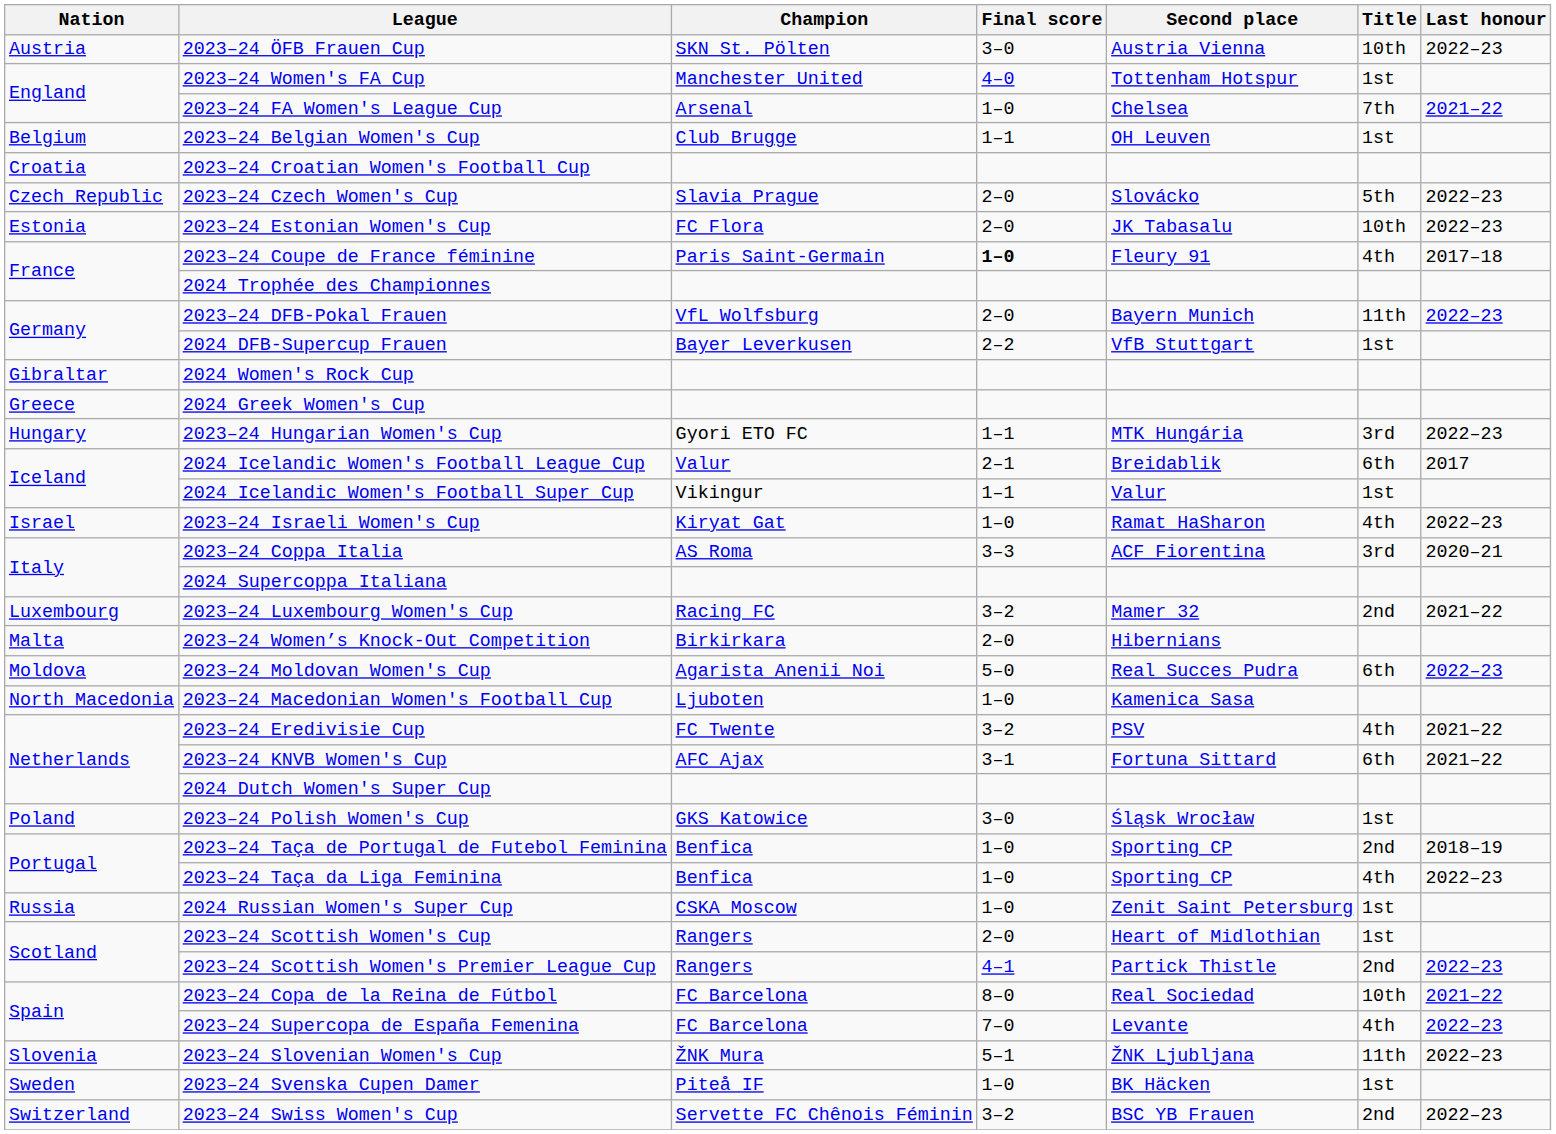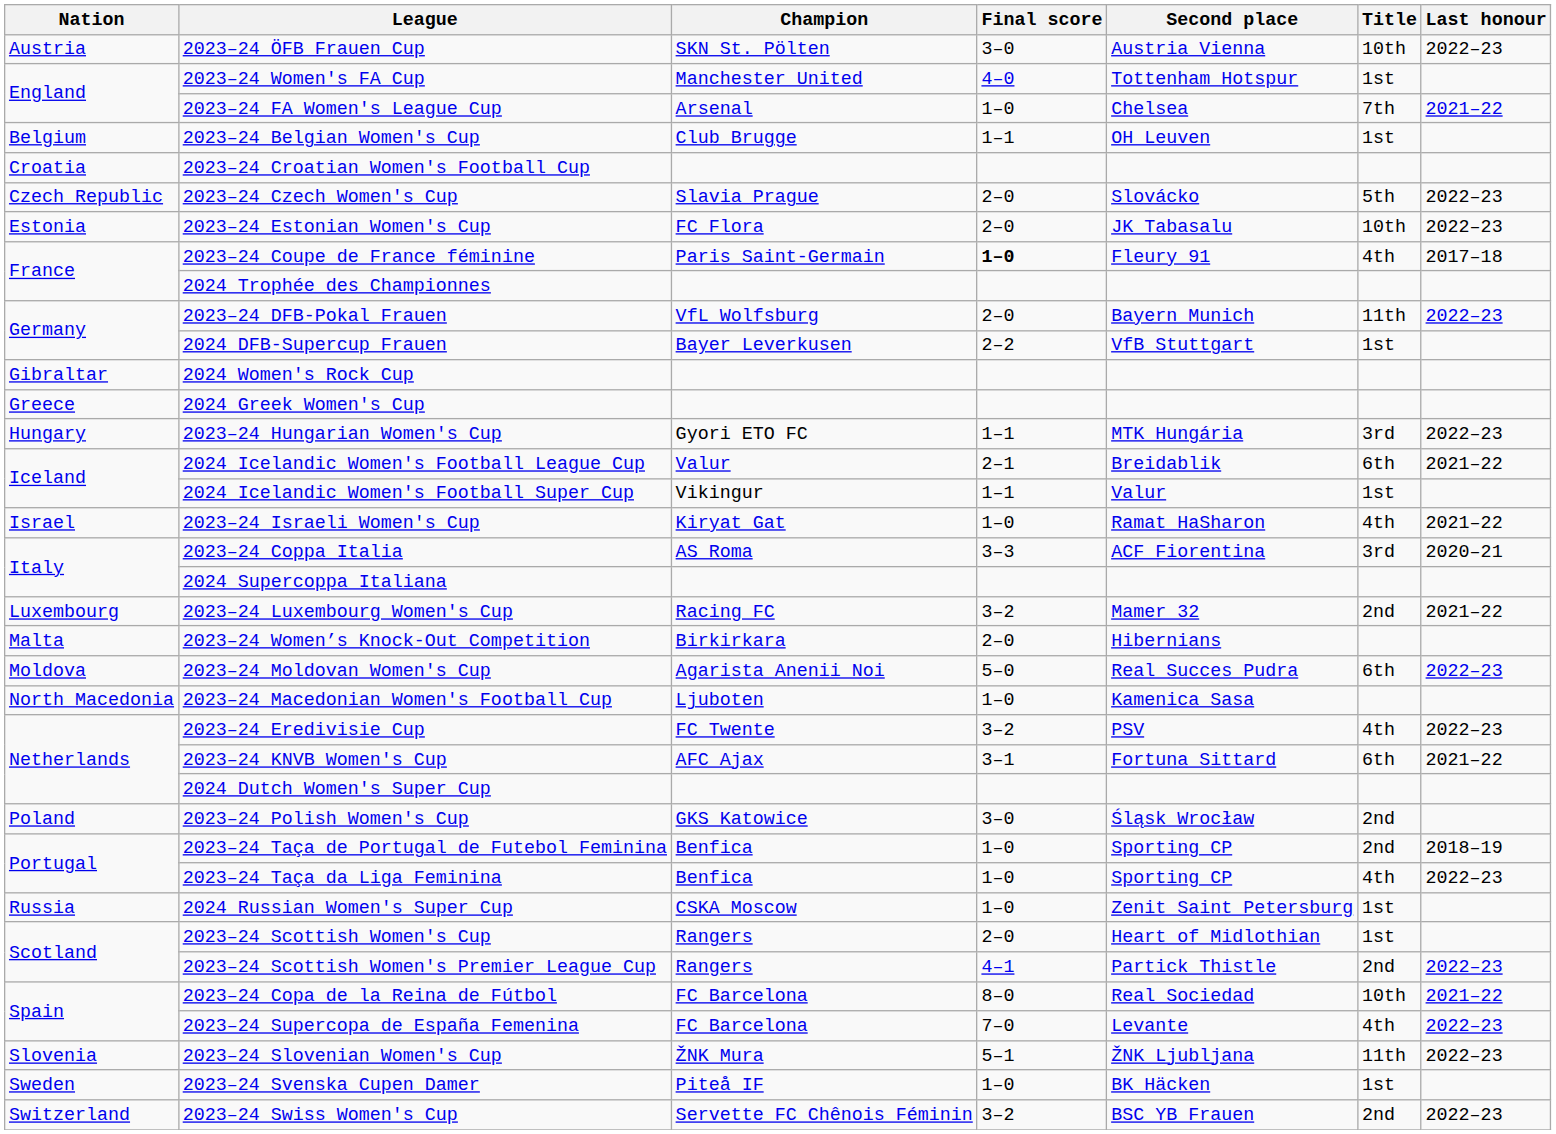(1448, 463) 2017 -> (1464, 463) 2021–22
(1464, 523) 2022–23 -> (1464, 523) 2021–22
(1464, 730) 2021–22 -> (1464, 730) 2022–23
(1378, 819) 1st -> (1378, 819) 2nd
